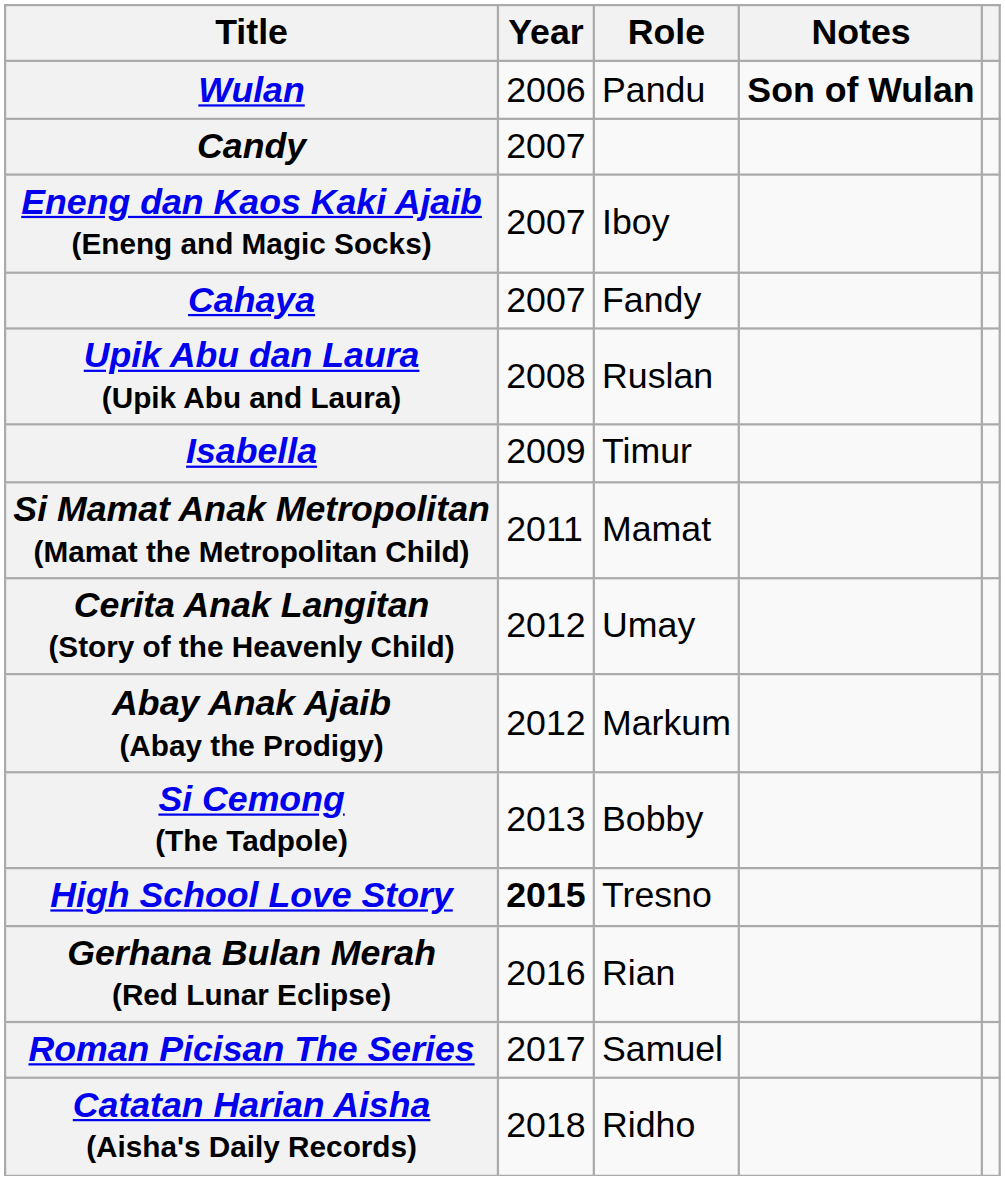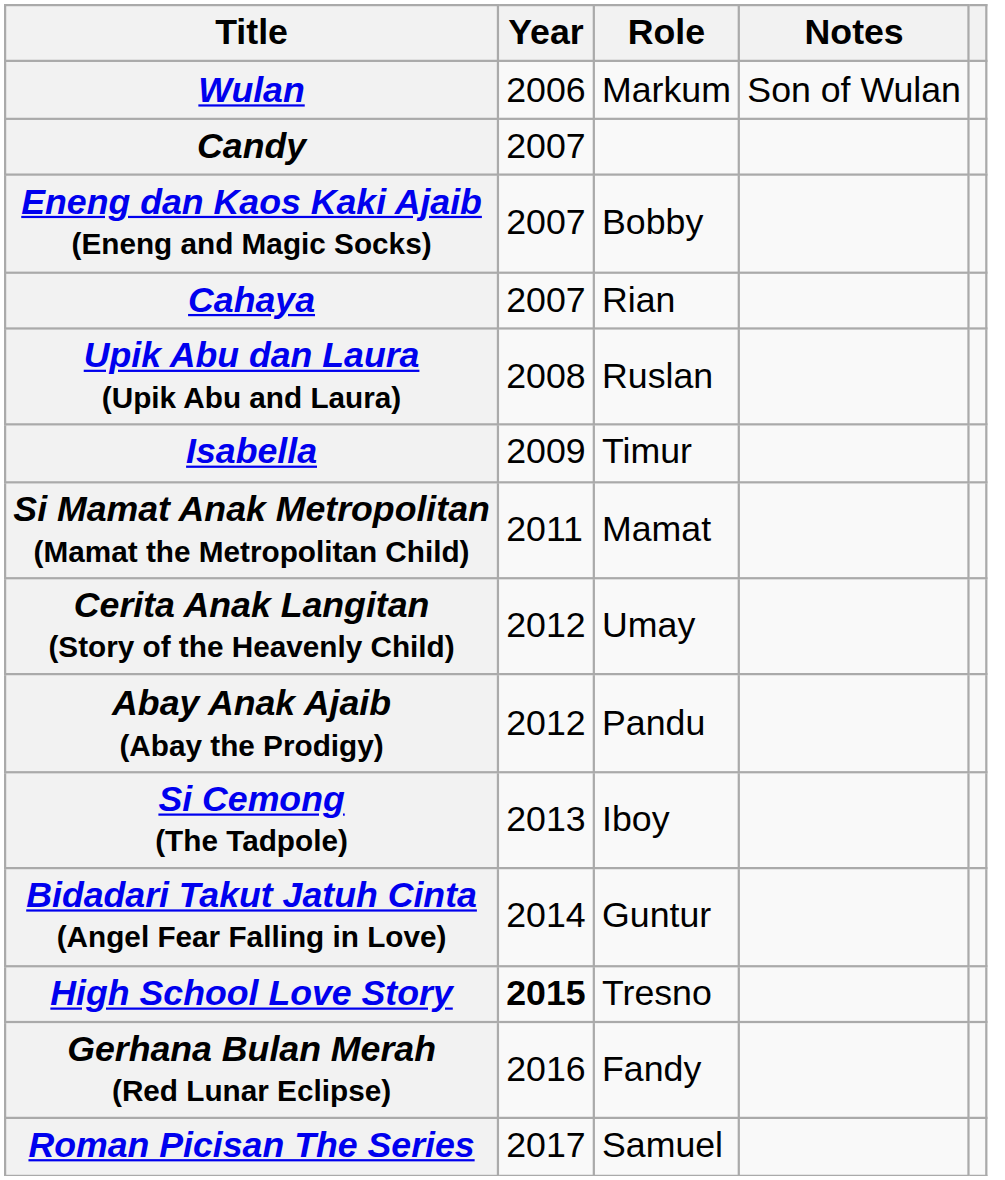(654, 89) Pandu -> (666, 89) Markum
(861, 89) bold -> (854, 89) normal
(636, 222) Iboy -> (653, 222) Bobby
(652, 299) Fandy -> (639, 299) Rian
(666, 722) Markum -> (654, 722) Pandu
(653, 819) Bobby -> (636, 819) Iboy
+ row: (252, 916)
(639, 972) Rian -> (652, 1069) Fandy
- row: (252, 1126)
